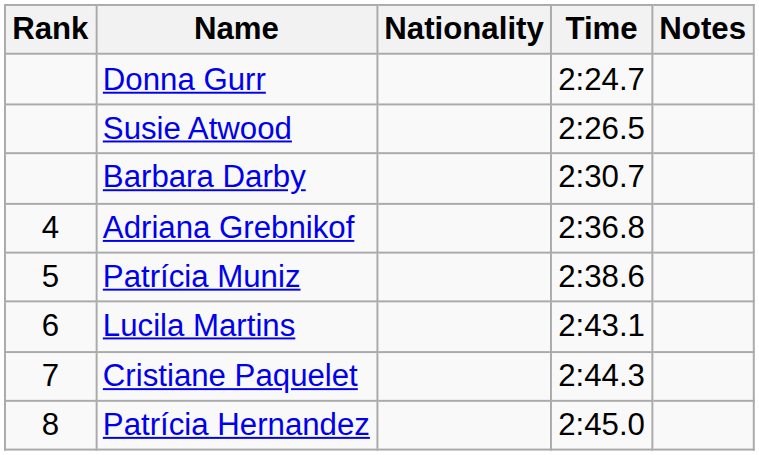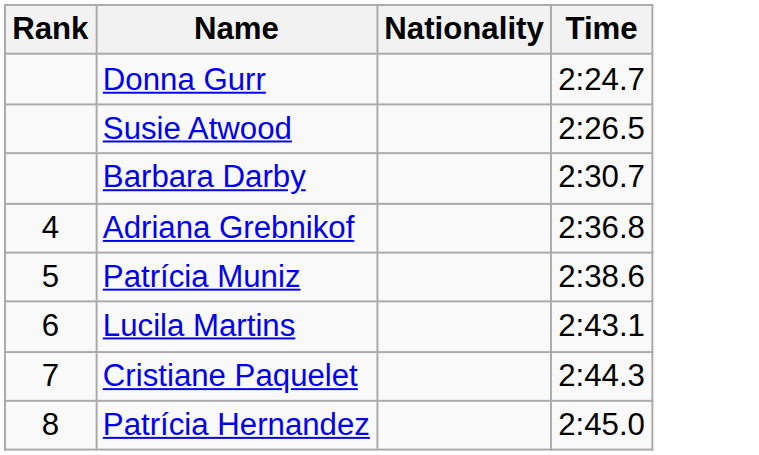- column: (703, 29)
